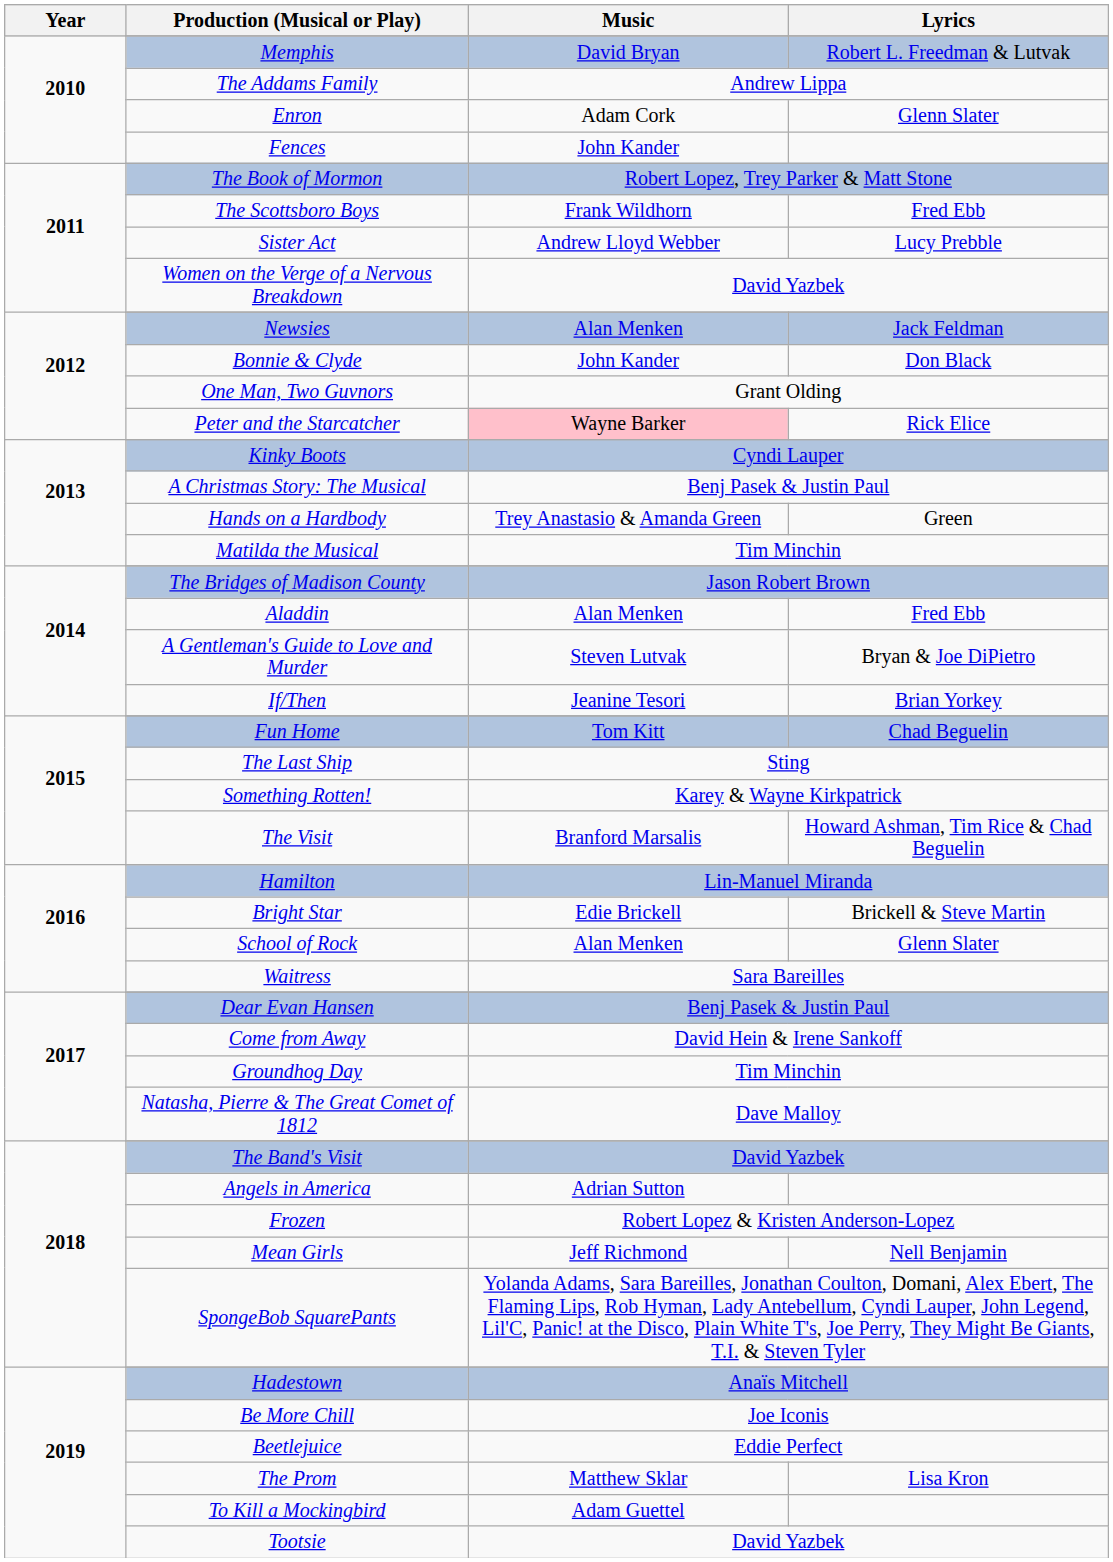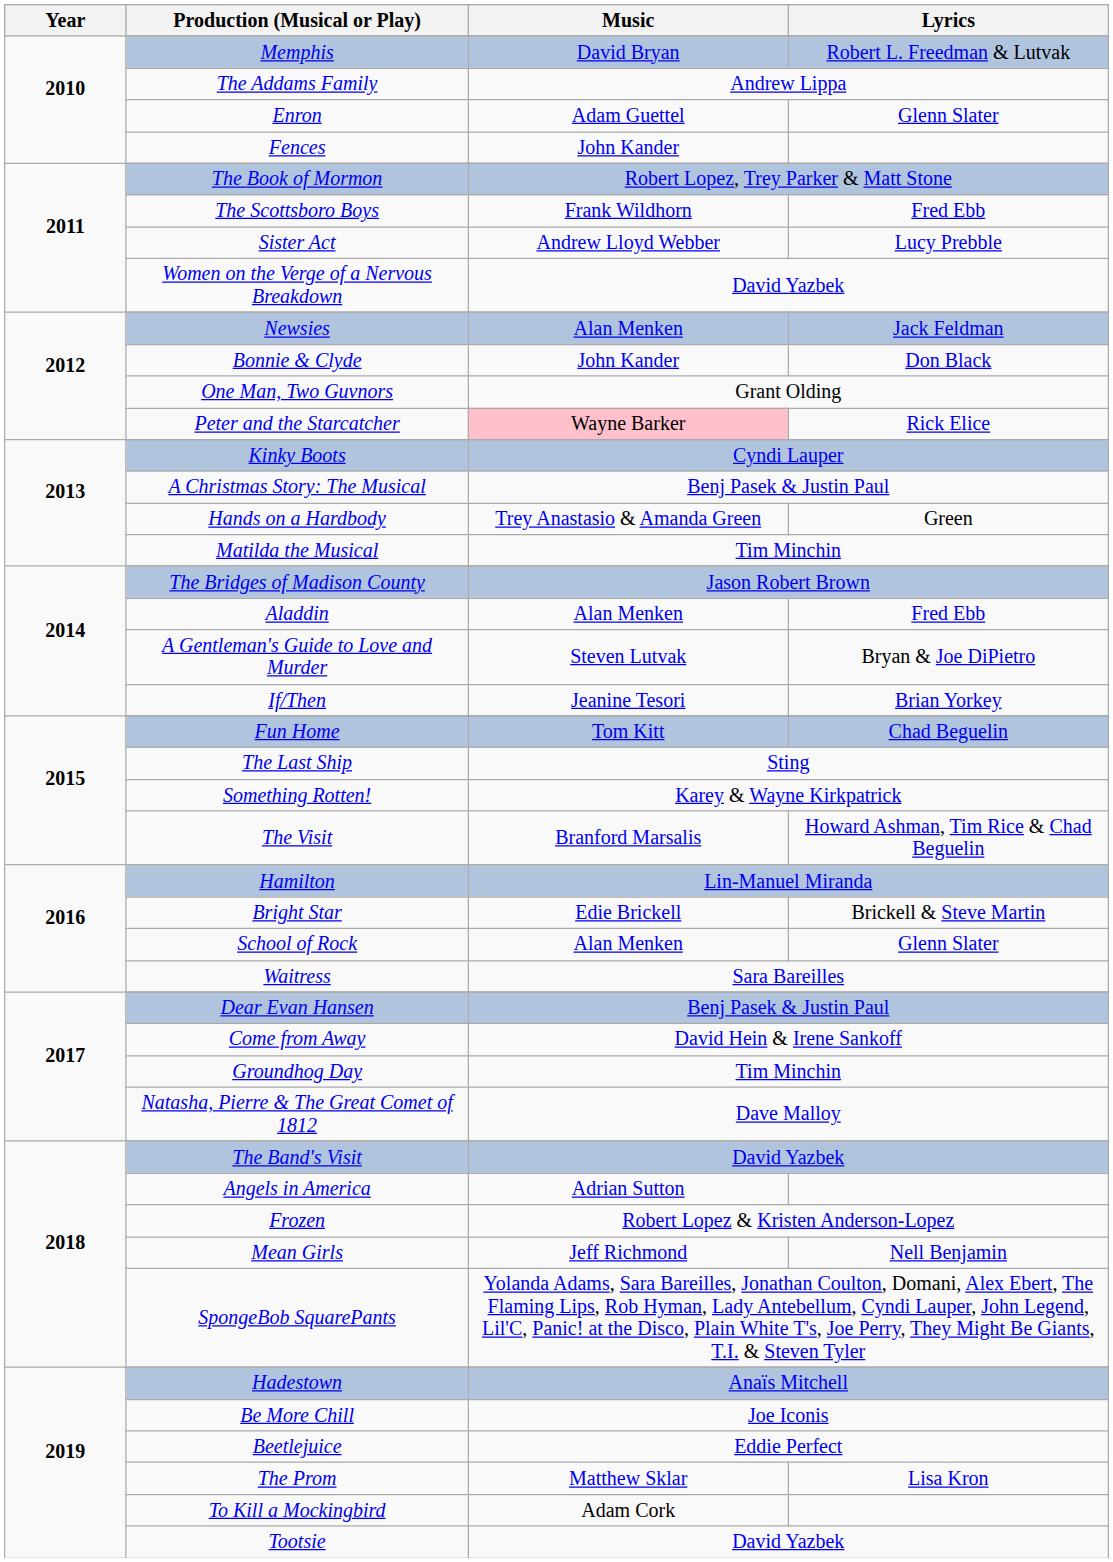(628, 115) Adam Cork -> (628, 115) Adam Guettel
(628, 1510) Adam Guettel -> (628, 1510) Adam Cork
